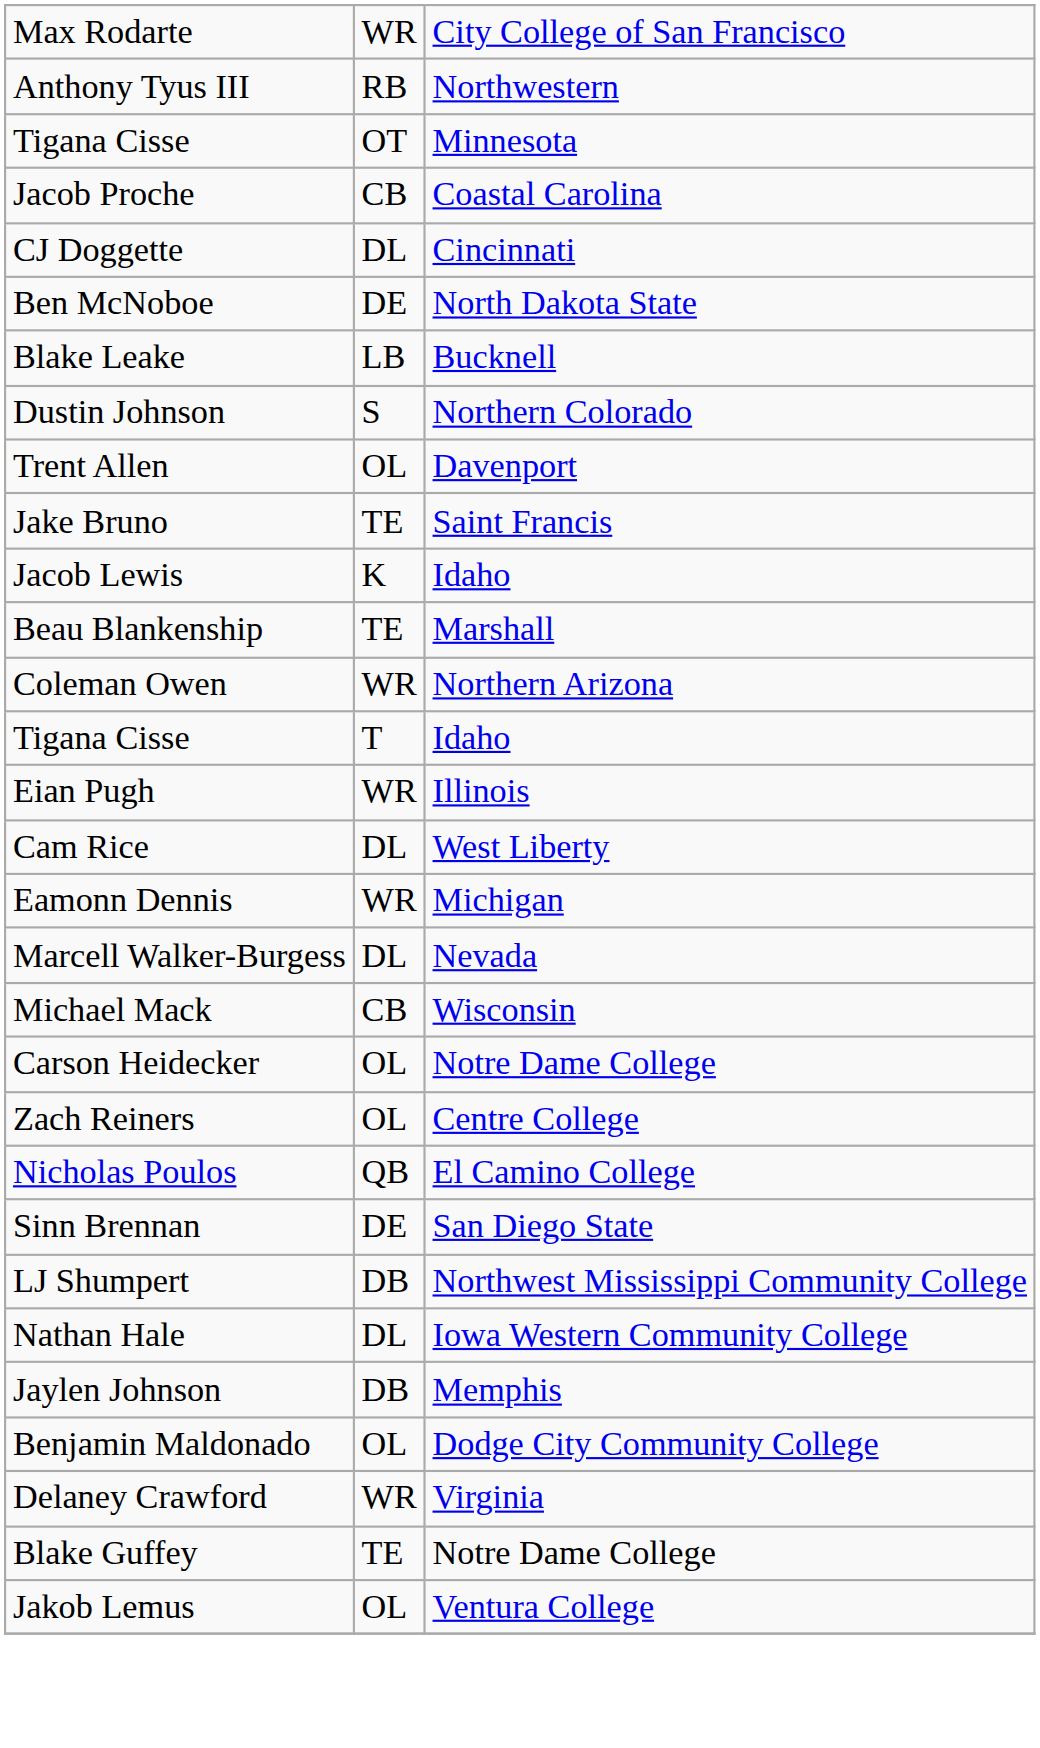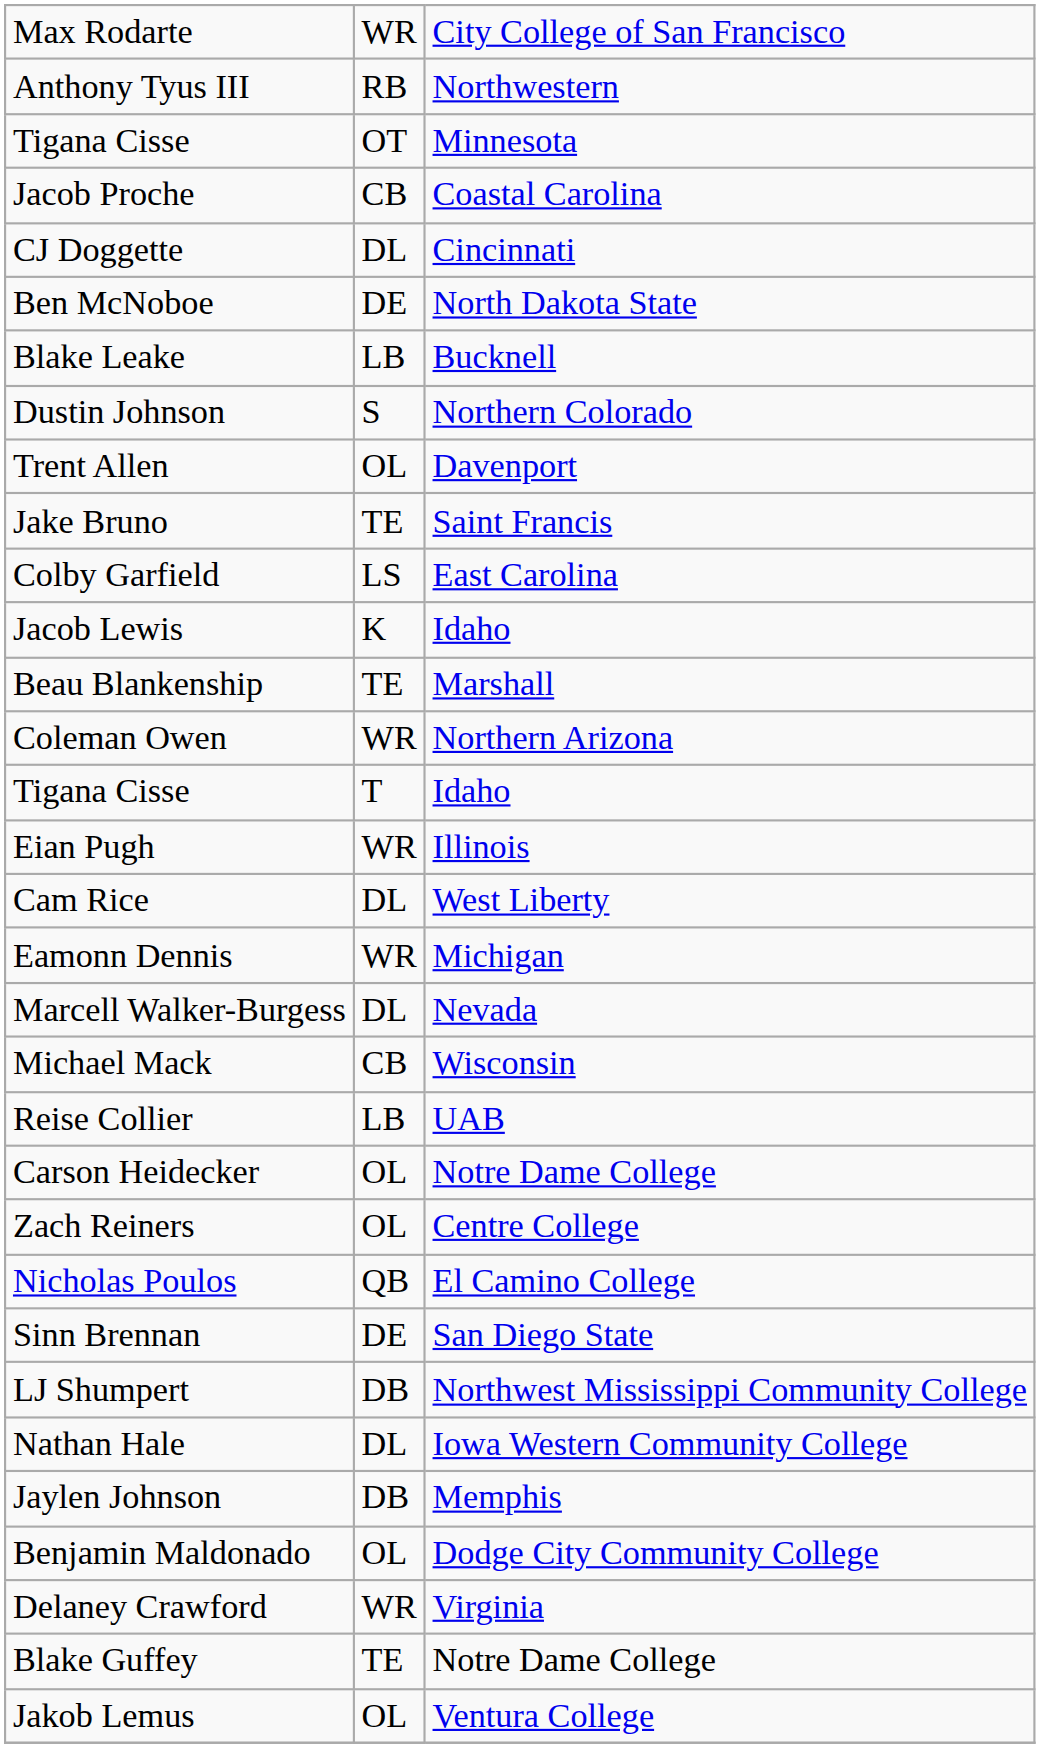+ row: (116, 574)
+ row: (103, 1117)
